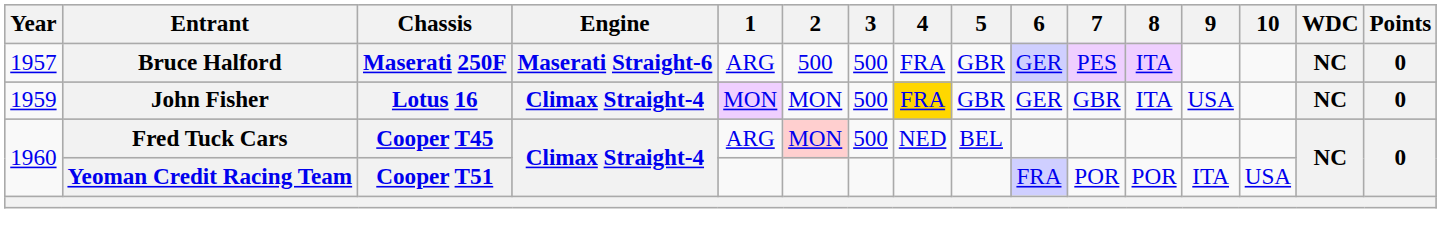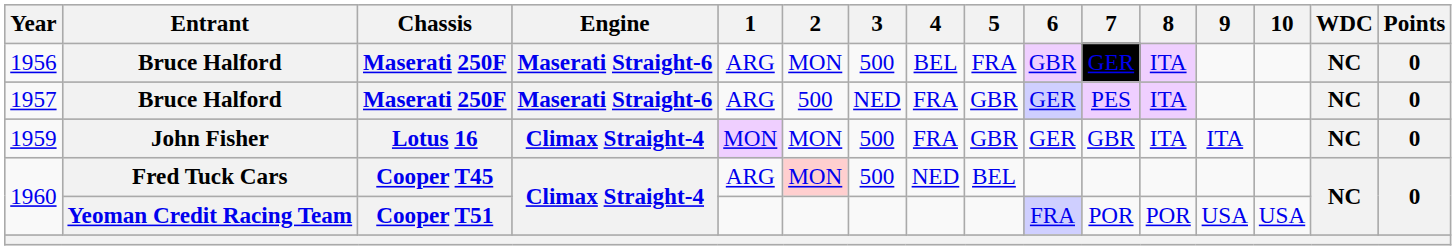+ row: (33, 62)
(871, 62) 500 -> (877, 100) NED
(923, 100) gold background -> (935, 138) no background
(1211, 100) USA -> (1225, 138) ITA
(1211, 176) ITA -> (1225, 215) USA
